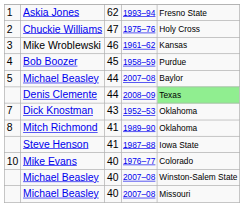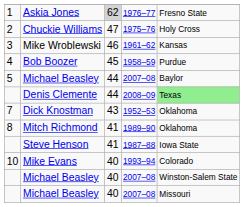(113, 12) no background -> (113, 12) lightgrey background
(139, 13) 1993–94 -> (139, 13) 1976–77
(139, 161) 1976–77 -> (139, 161) 1993–94
